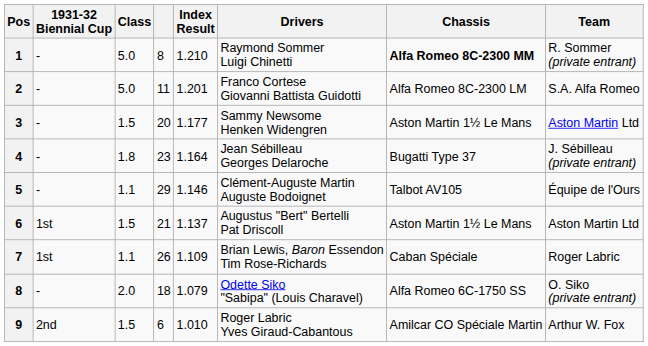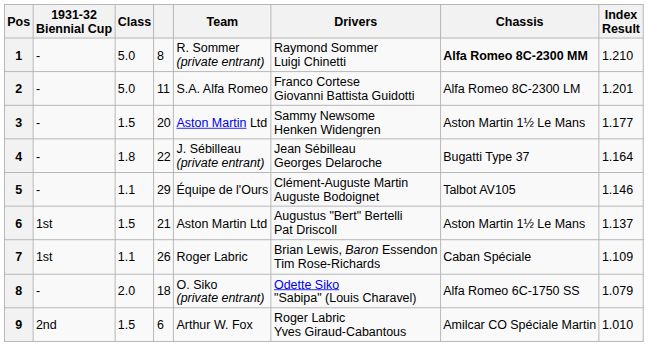columns swapped: (594, 21) <-> (196, 21)
(164, 156) 23 -> (164, 156) 22
